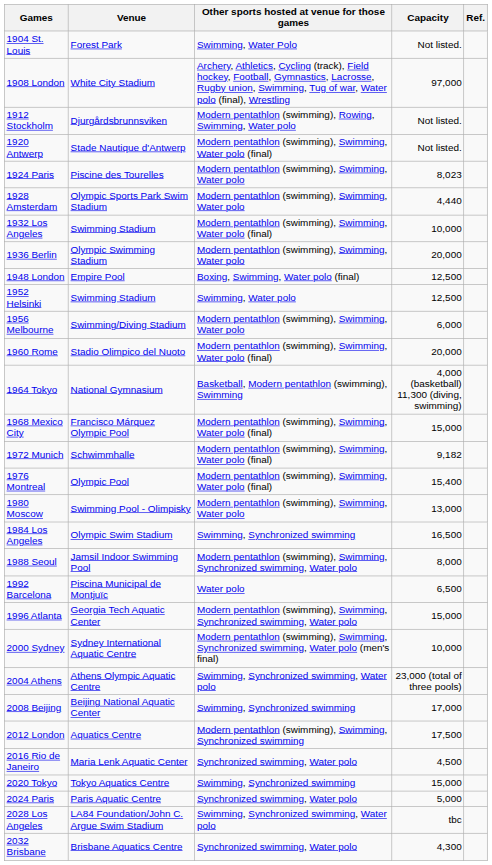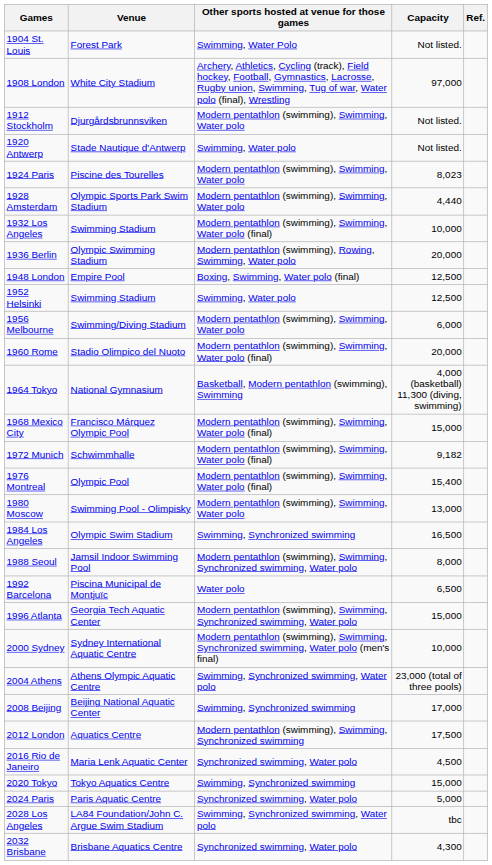(286, 120) Modern pentathlon (swimming), Rowing, Swimming, Water polo -> (292, 120) Modern pentathlon (swimming), Swimming, Water polo
(292, 147) Modern pentathlon (swimming), Swimming, Water polo (final) -> (246, 147) Swimming, Water polo
(292, 255) Modern pentathlon (swimming), Swimming, Water polo -> (286, 255) Modern pentathlon (swimming), Rowing, Swimming, Water polo
